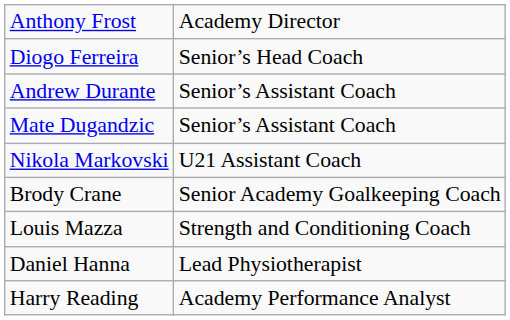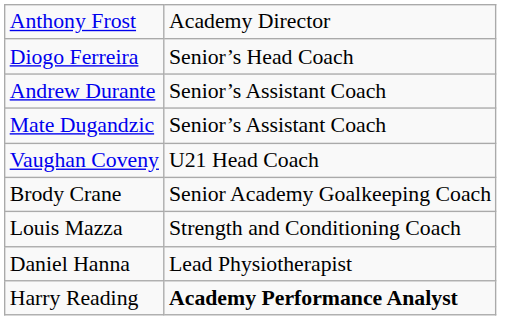+ row: (84, 159)
- row: (89, 159)
(315, 297) normal -> (313, 297) bold
